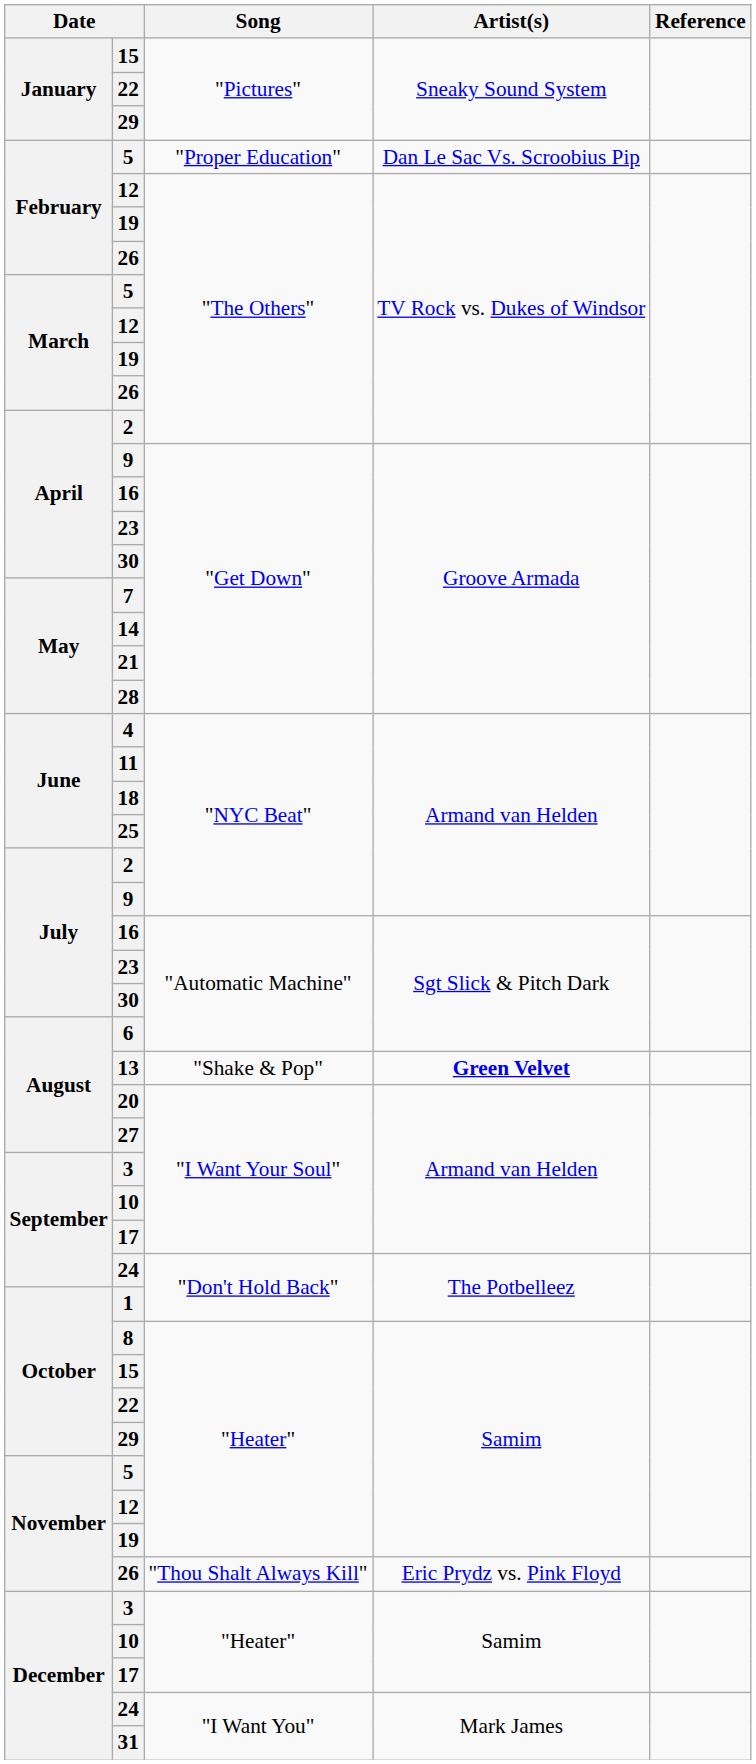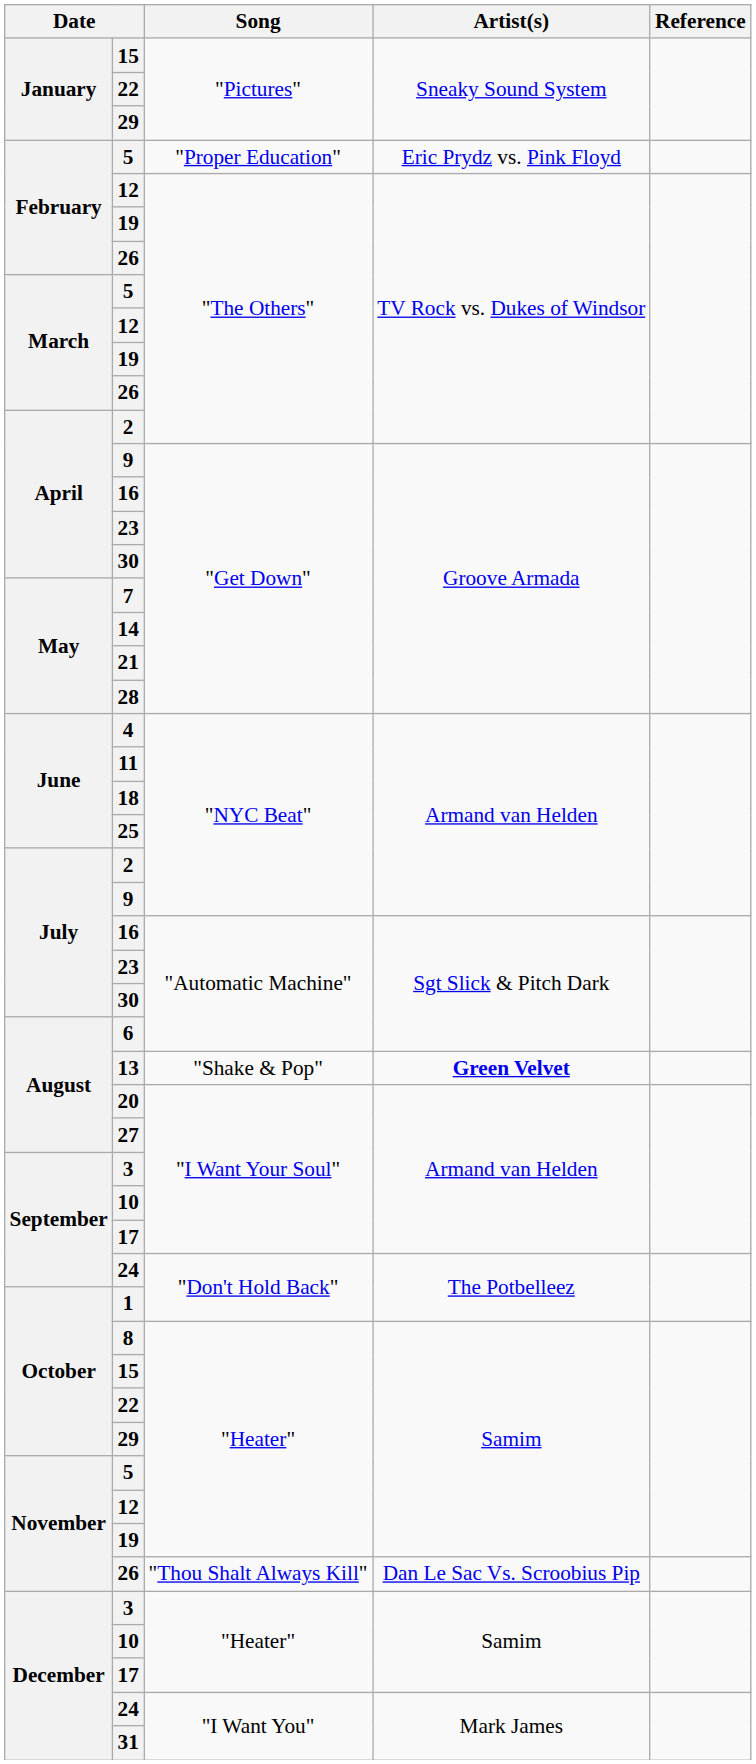(511, 156) Dan Le Sac Vs. Scroobius Pip -> (511, 156) Eric Prydz vs. Pink Floyd
(511, 1573) Eric Prydz vs. Pink Floyd -> (511, 1573) Dan Le Sac Vs. Scroobius Pip
